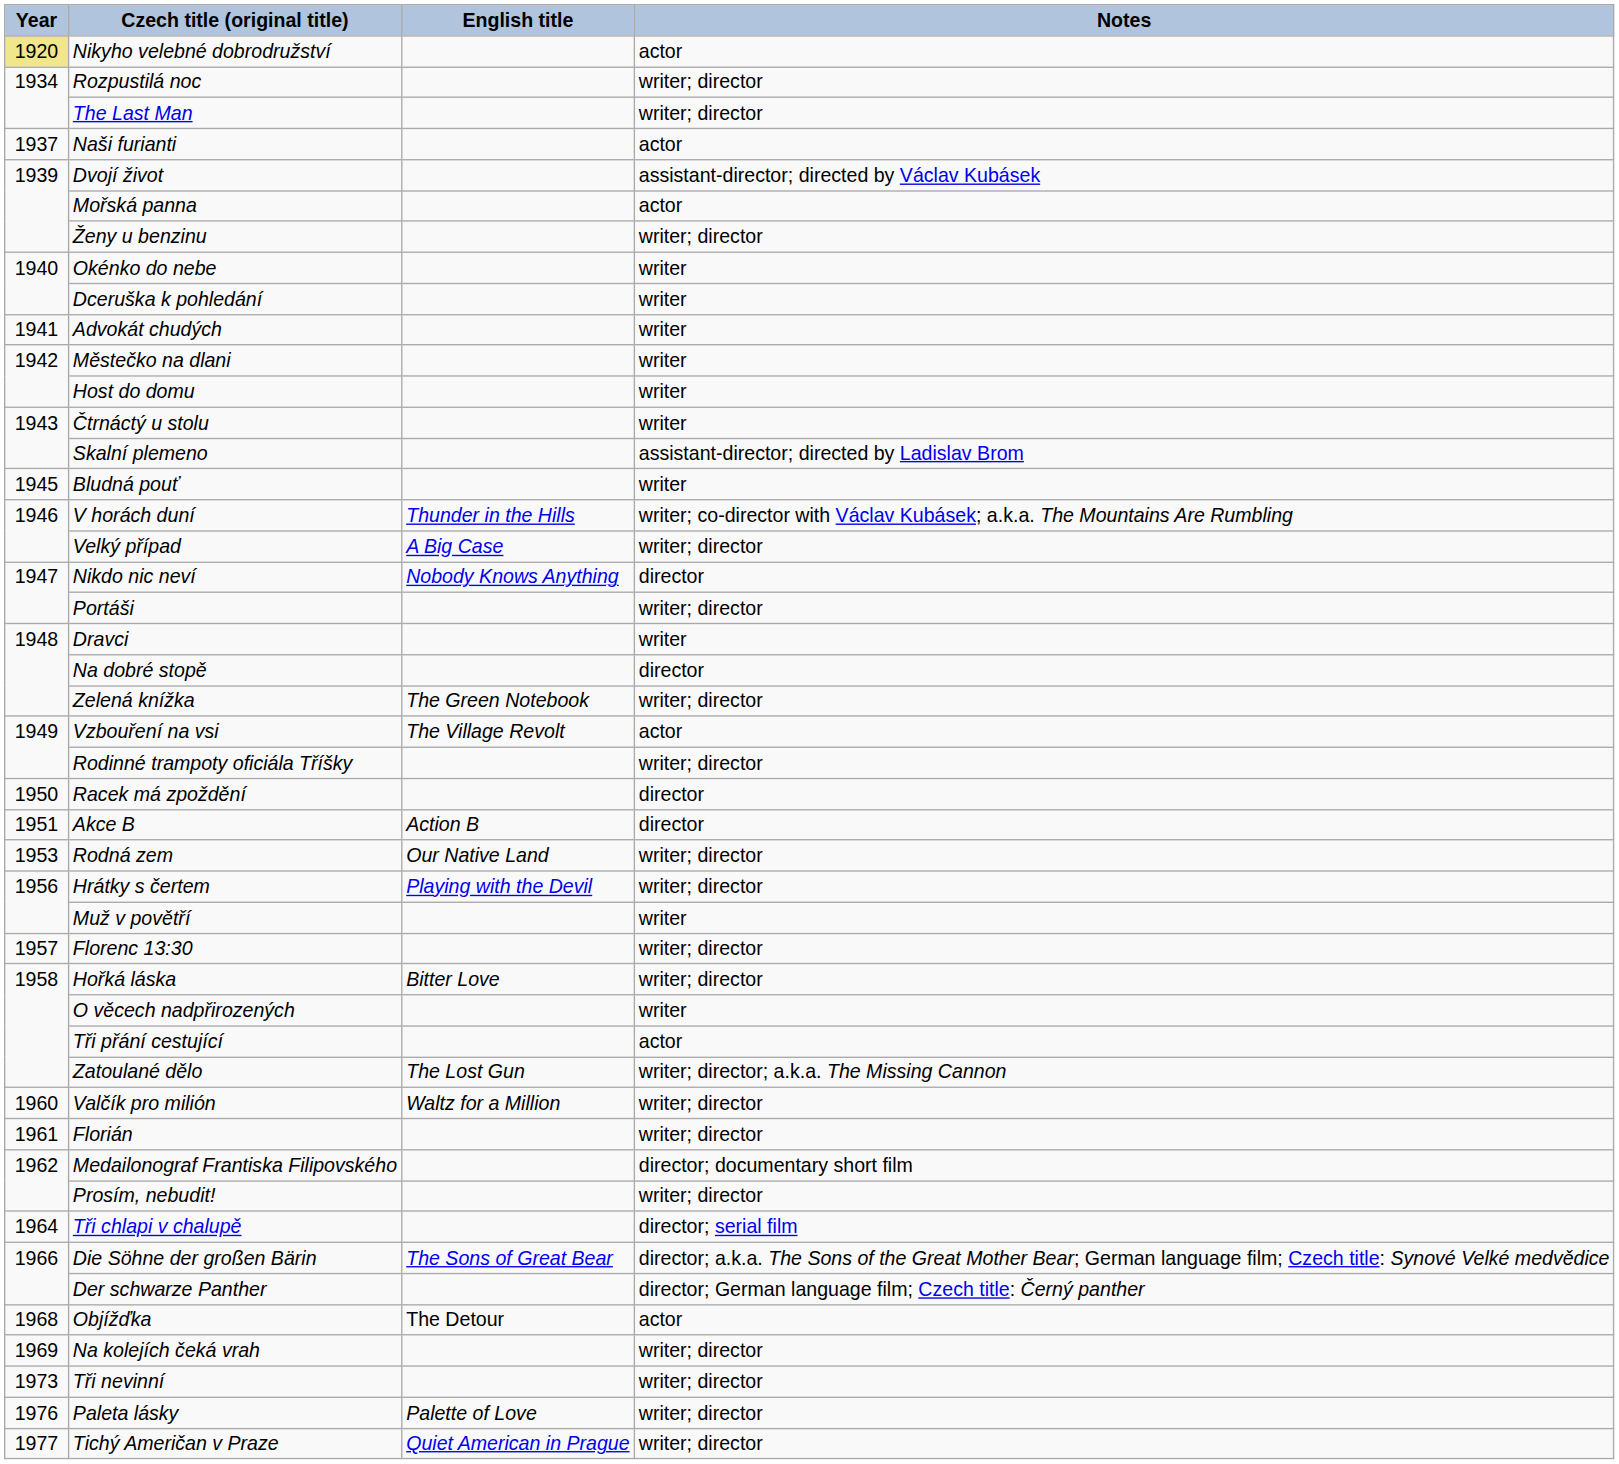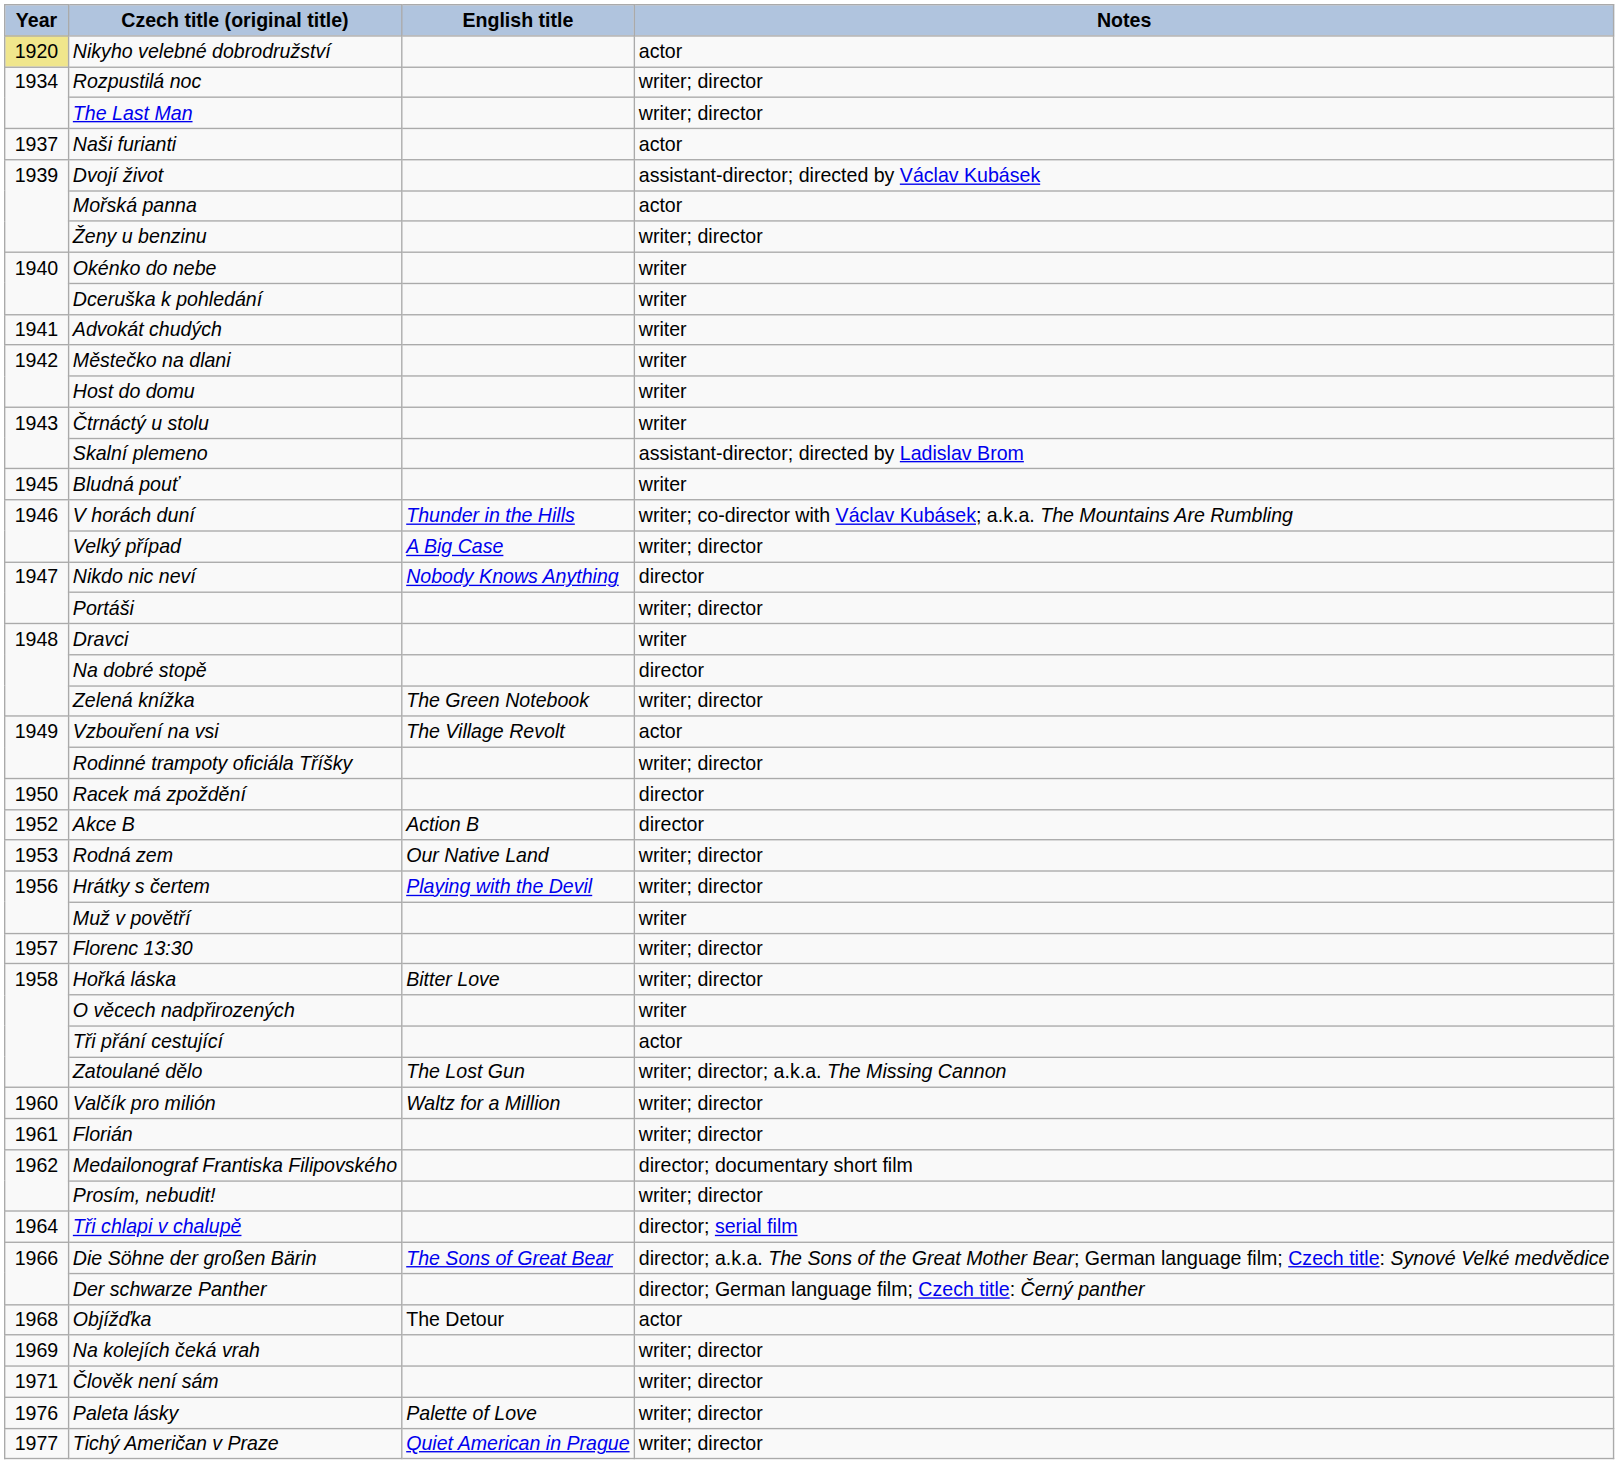(36, 825) 1951 -> (36, 825) 1952
+ row: (146, 1382)
- row: (119, 1382)
